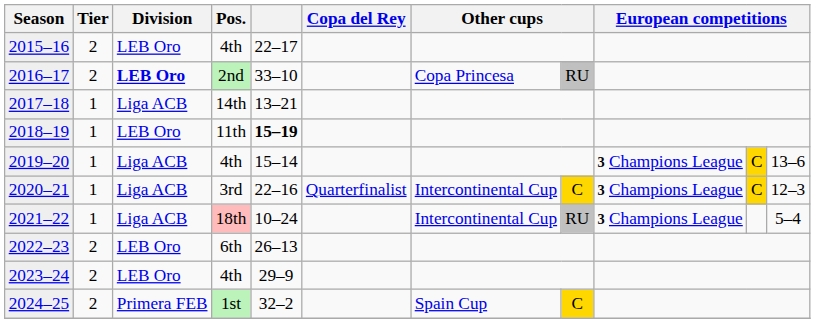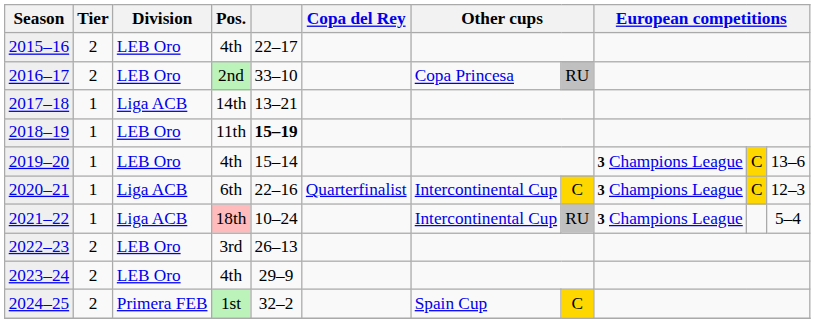(151, 75) bold -> (149, 75) normal
(152, 160) Liga ACB -> (149, 160) LEB Oro
(231, 189) 3rd -> (231, 189) 6th
(231, 246) 6th -> (231, 246) 3rd
